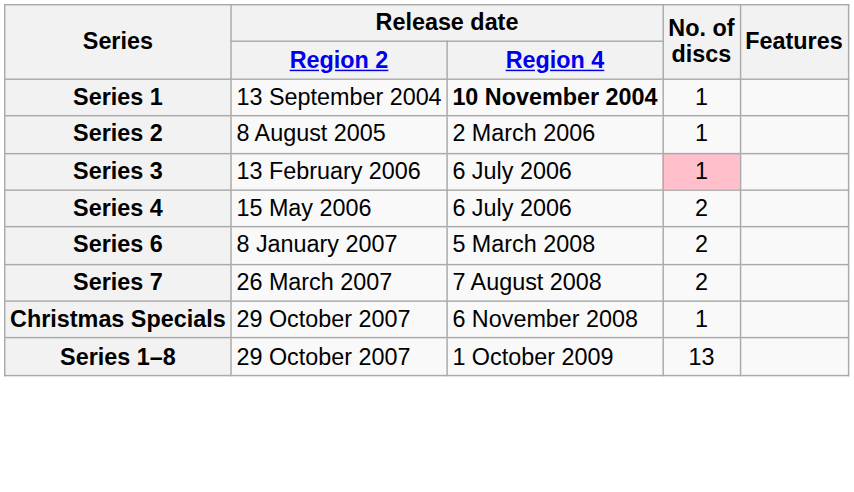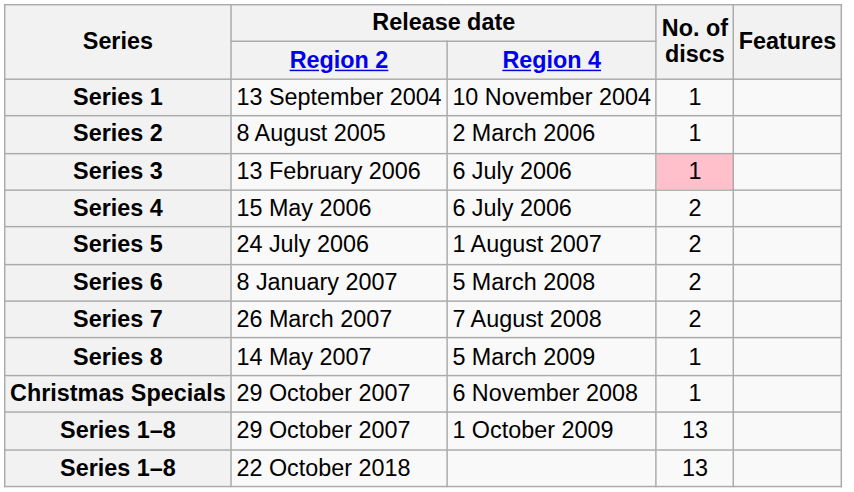(555, 97) bold -> (552, 97) normal
+ row: (118, 245)
+ row: (118, 356)
+ row: (118, 467)
